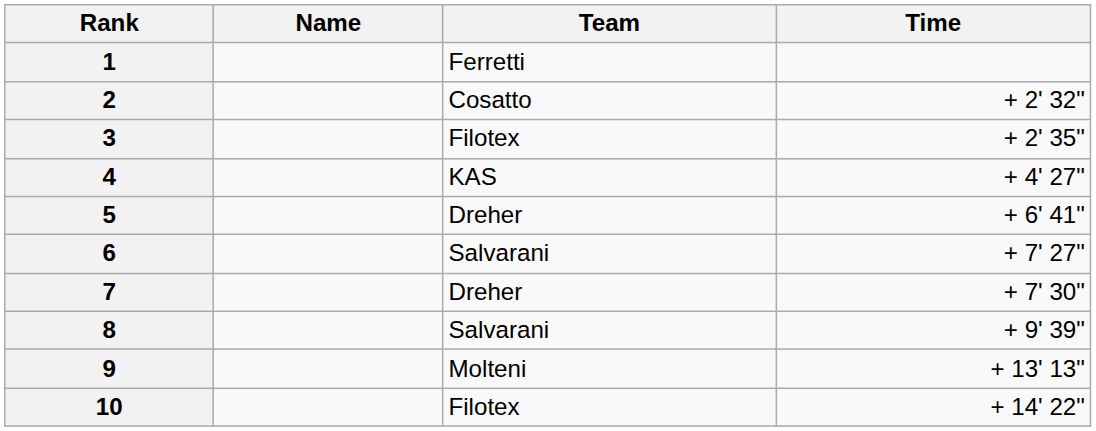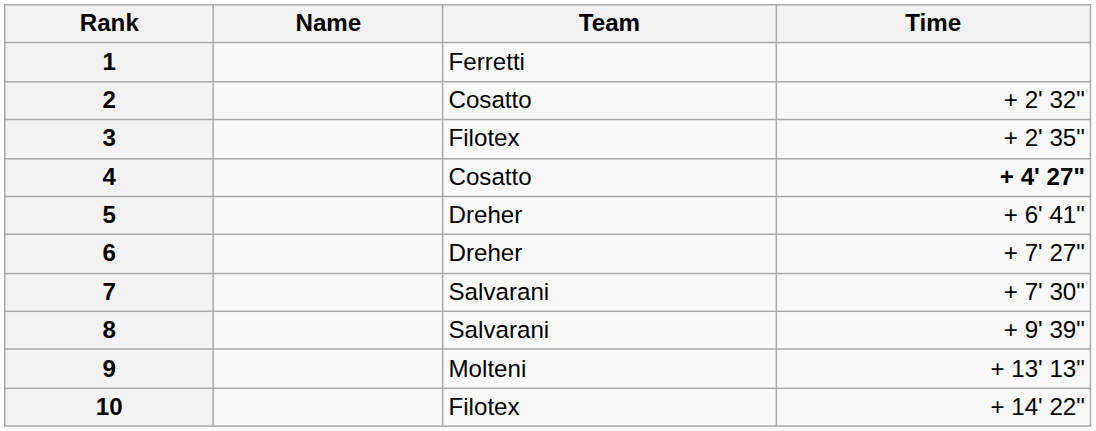(473, 176) KAS -> (490, 176) Cosatto
(1044, 176) normal -> (1042, 176) bold
(499, 253) Salvarani -> (485, 253) Dreher
(485, 291) Dreher -> (499, 291) Salvarani
